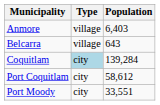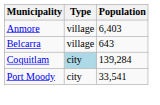- row: (38, 76)
(119, 92) 33,551 -> (113, 76) 33,541
